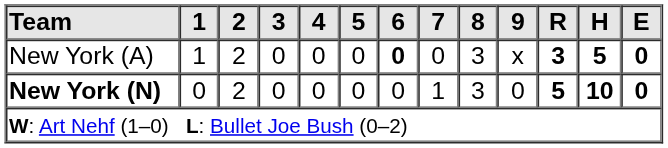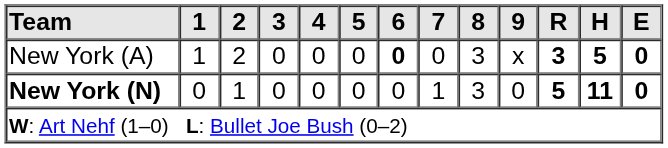(239, 90) 2 -> (239, 90) 1
(600, 90) 10 -> (600, 90) 11
